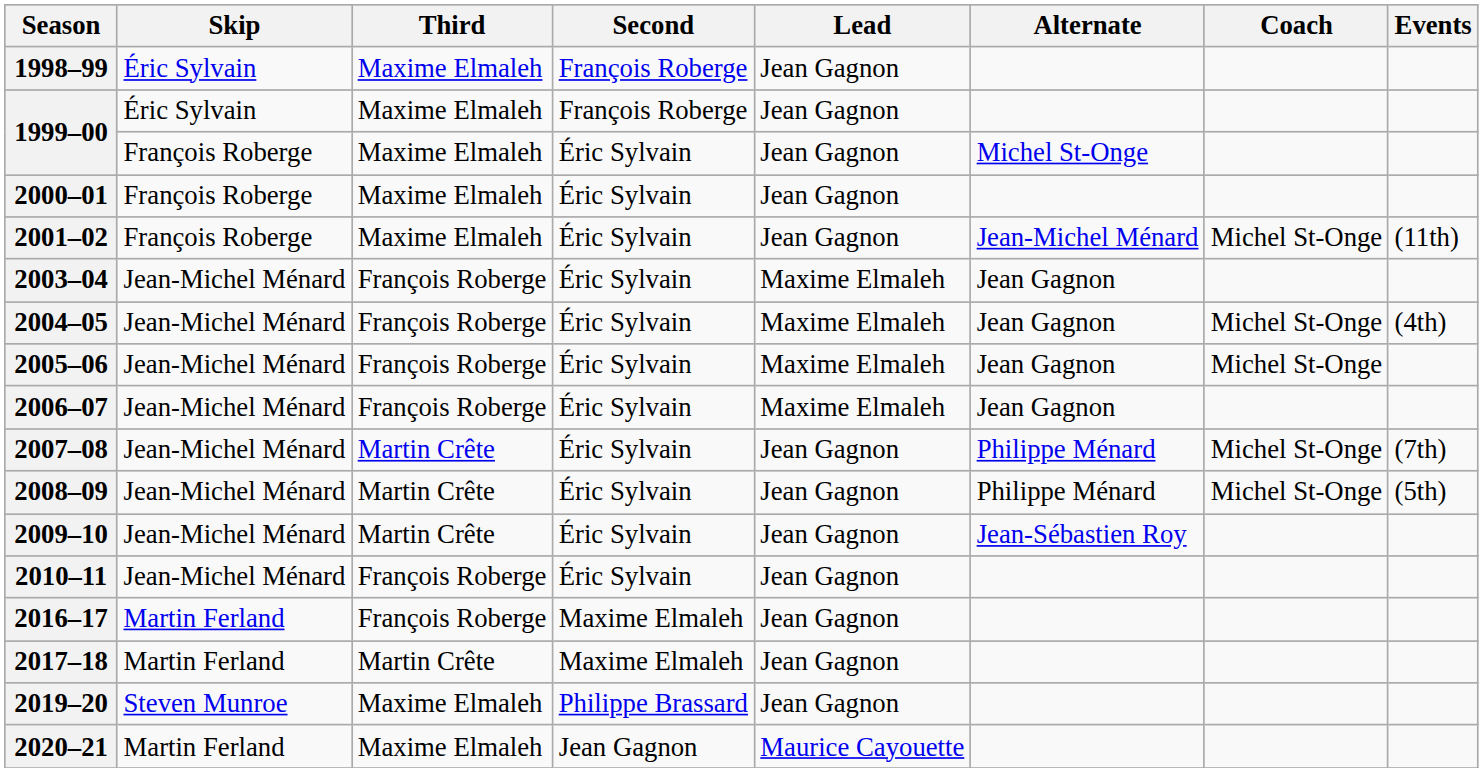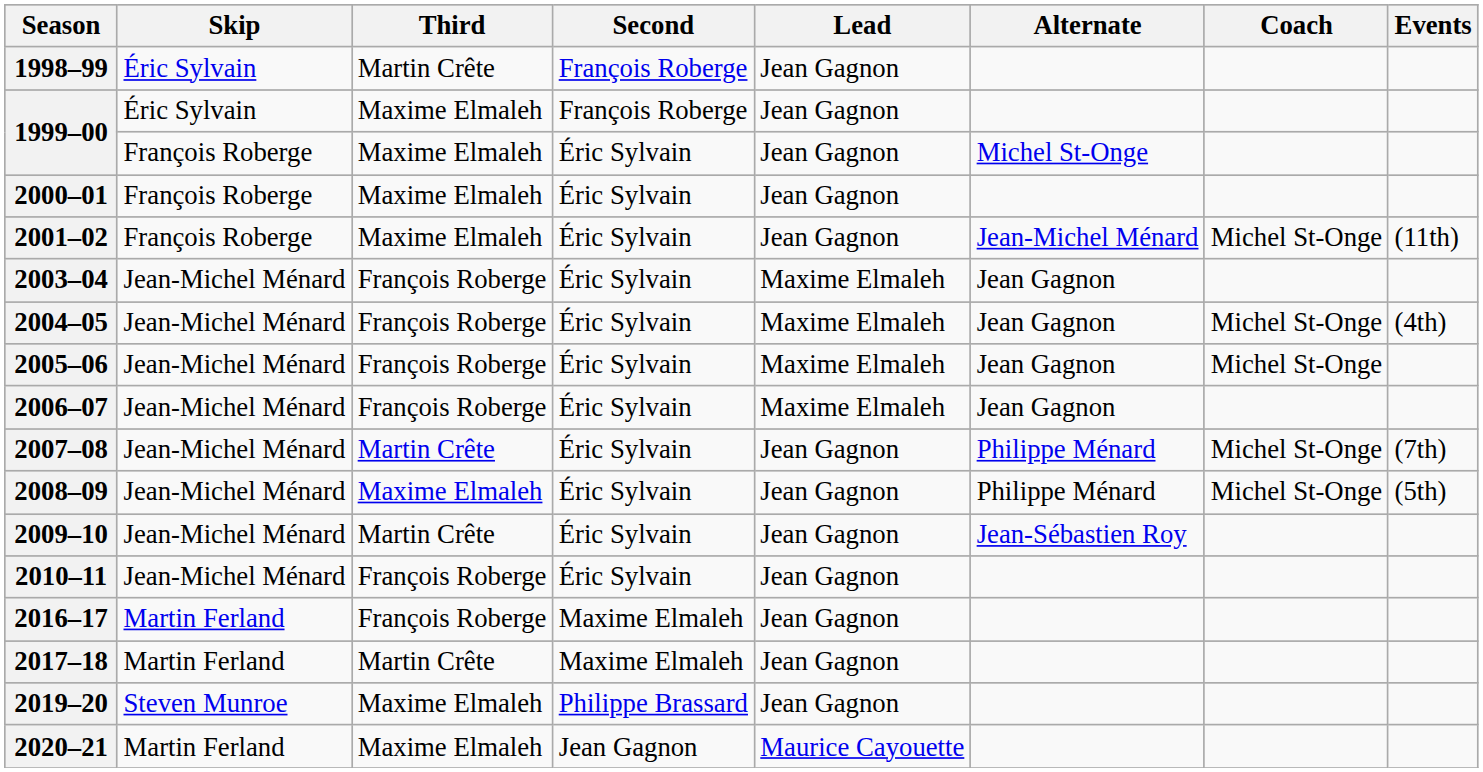(450, 68) Maxime Elmaleh -> (426, 68) Martin Crête
(426, 491) Martin Crête -> (450, 491) Maxime Elmaleh
